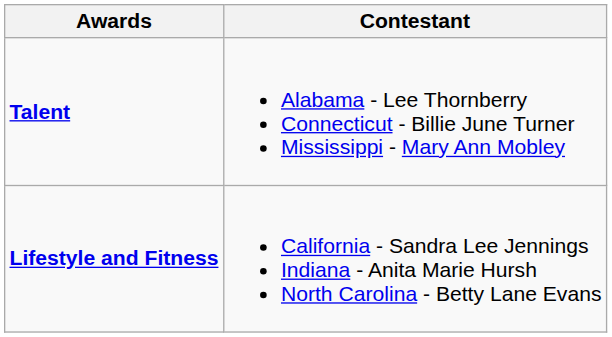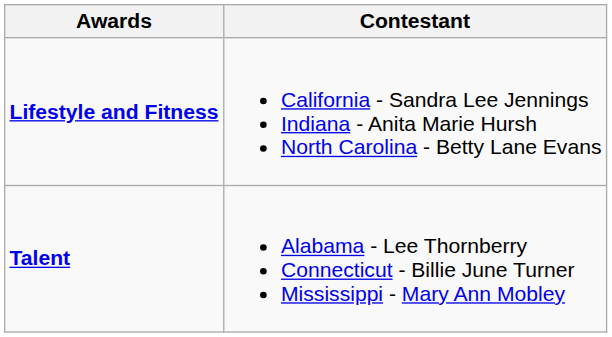rows swapped: (114, 258) <-> (40, 111)
